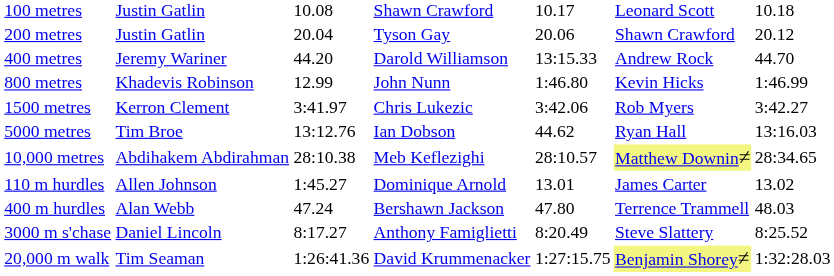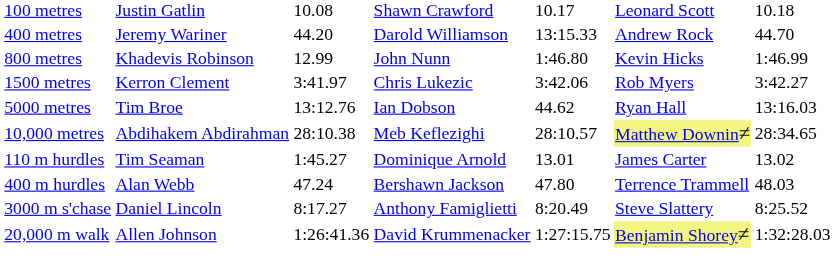- row: (43, 34)
(166, 183) Allen Johnson -> (160, 159) Tim Seaman
(160, 258) Tim Seaman -> (166, 234) Allen Johnson
